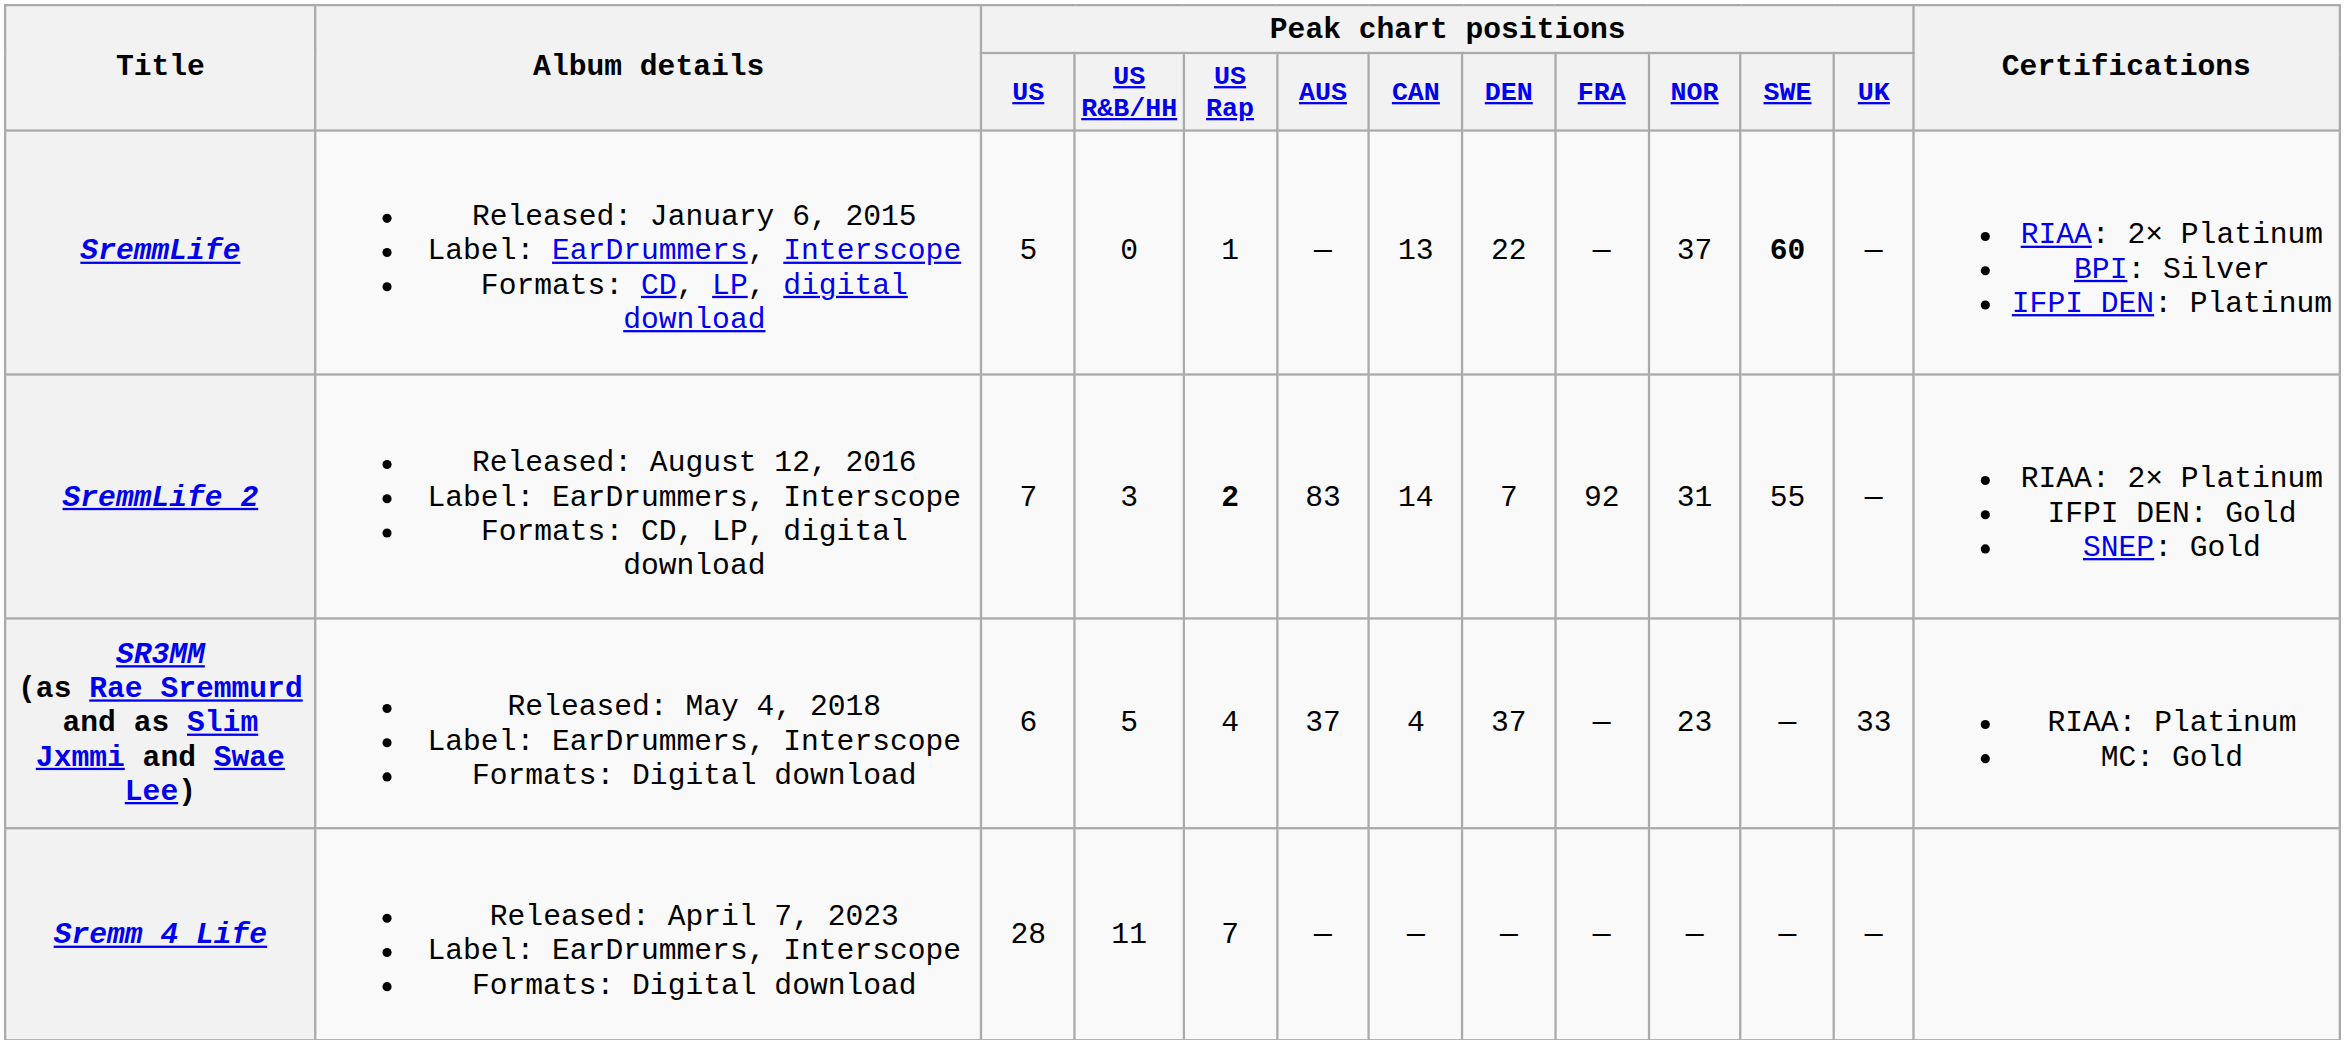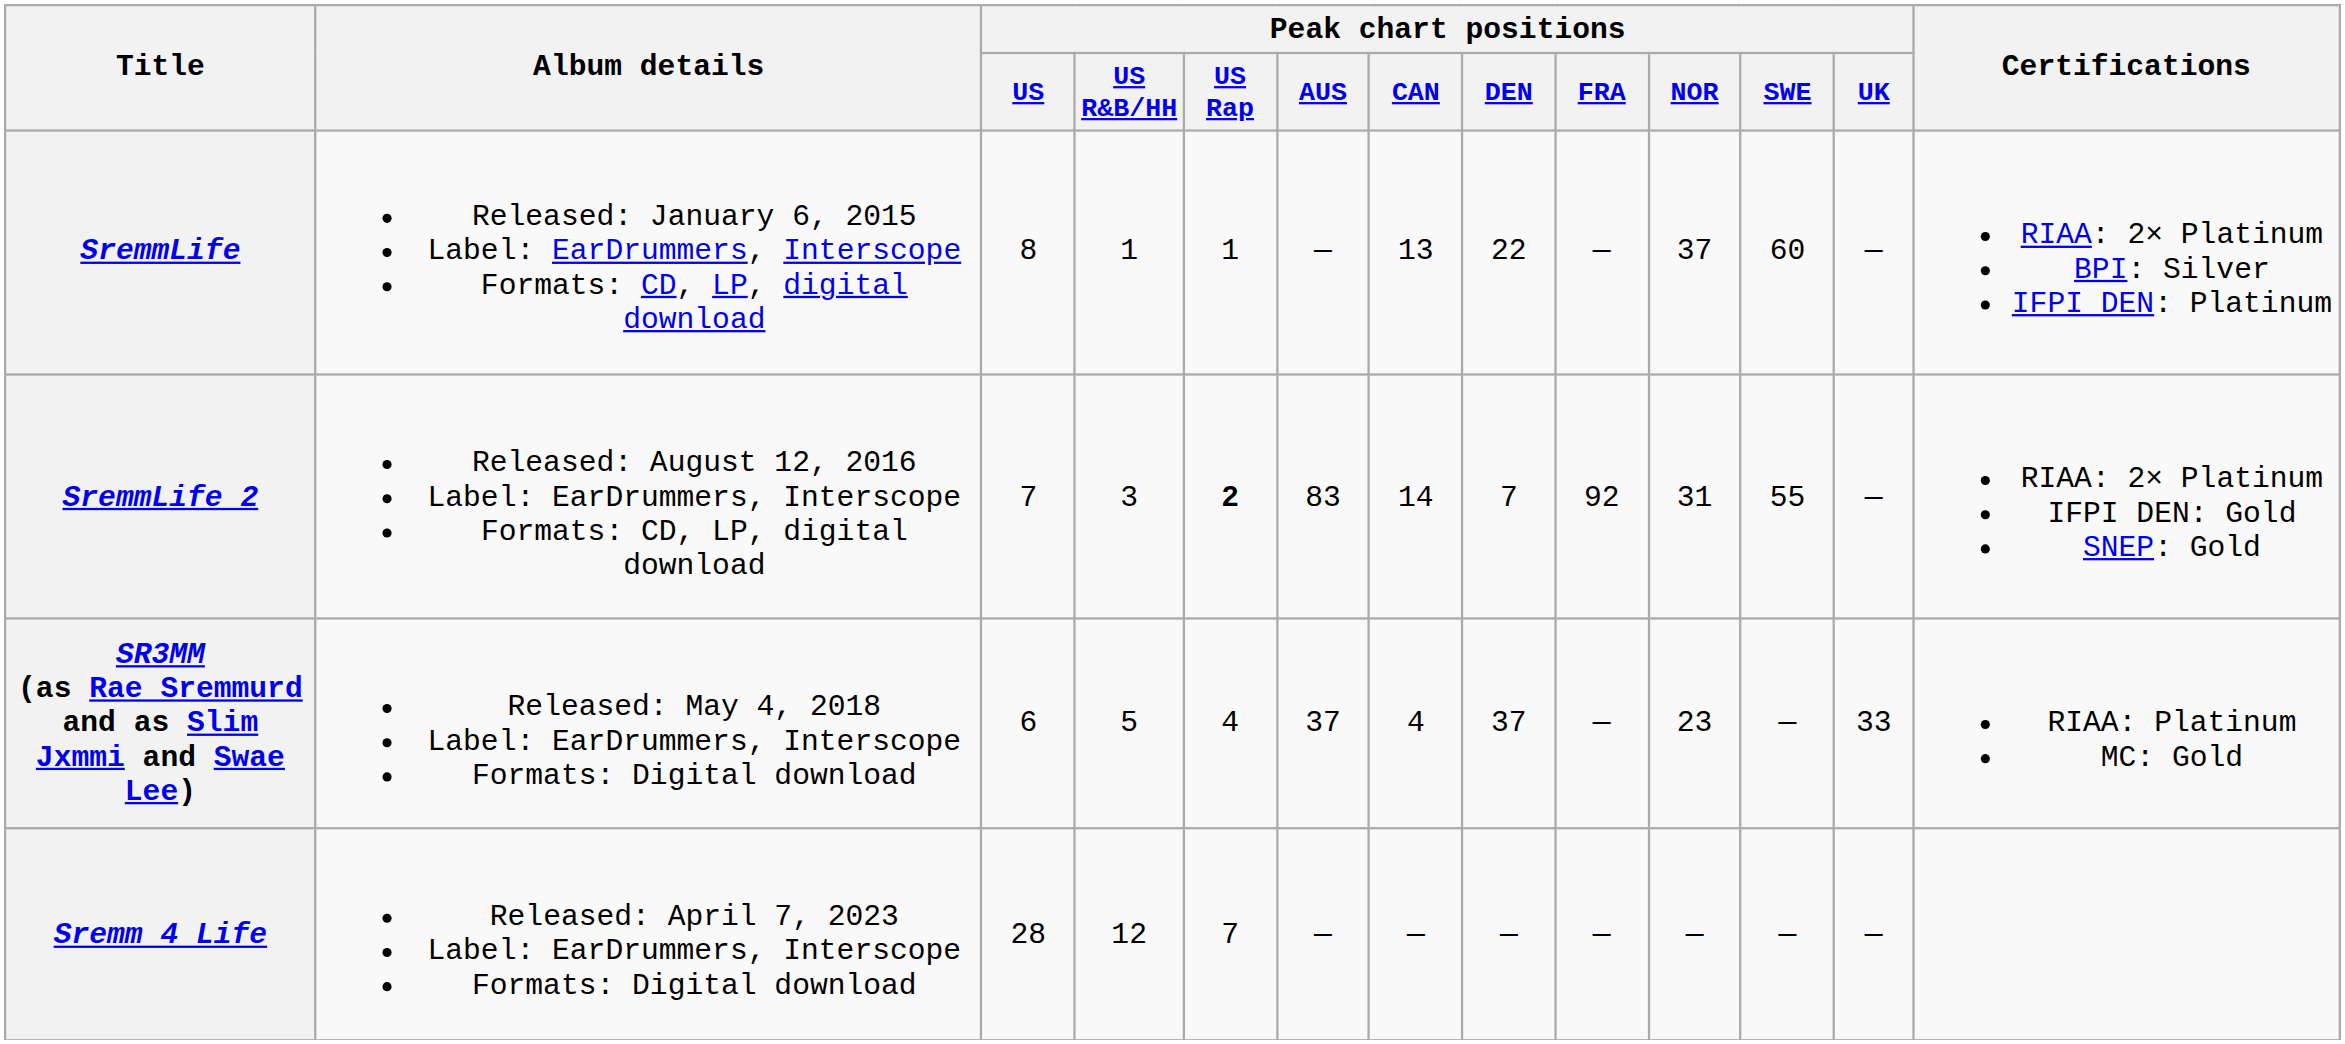(1028, 252) 5 -> (1028, 252) 8
(1129, 252) 0 -> (1129, 252) 1
(1788, 252) bold -> (1788, 252) normal
(1129, 934) 11 -> (1129, 934) 12
